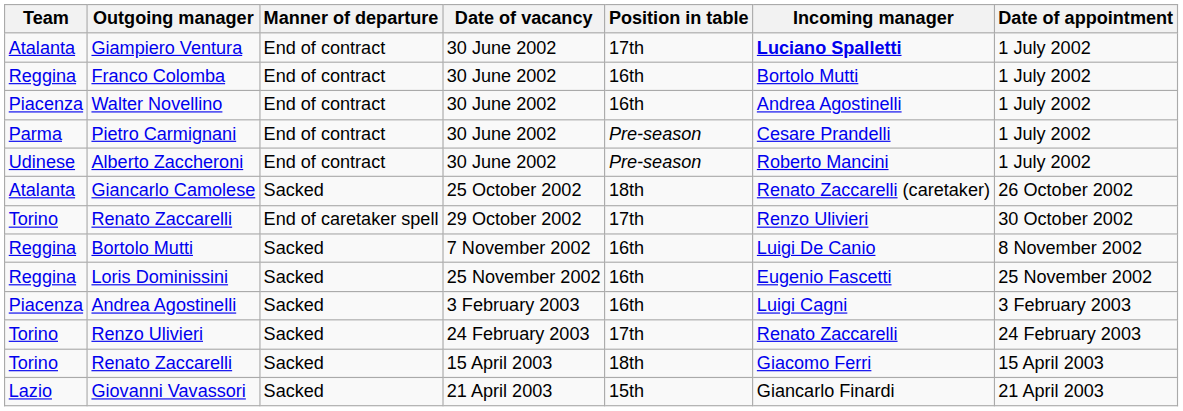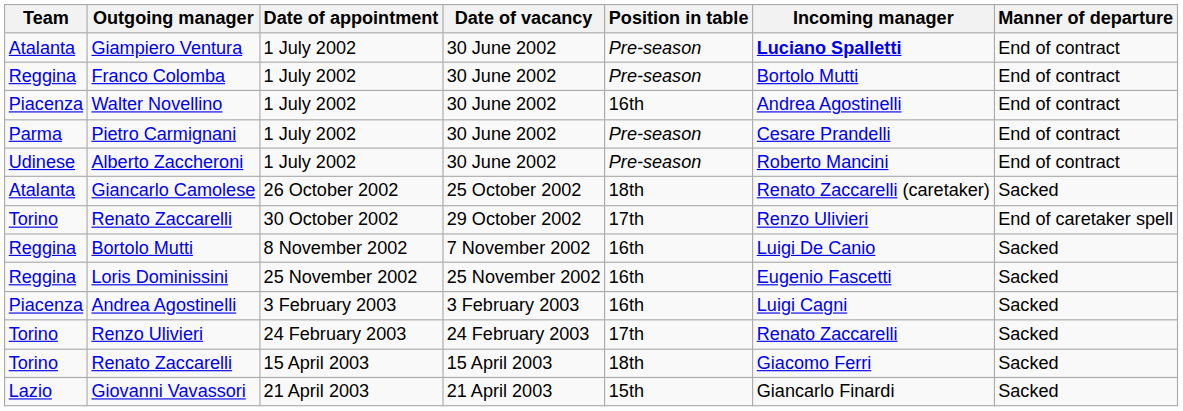columns swapped: (351, 18) <-> (1086, 18)
(626, 47) 17th -> (655, 47) Pre-season
(626, 76) 16th -> (655, 76) Pre-season
